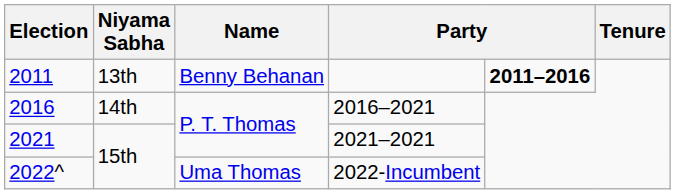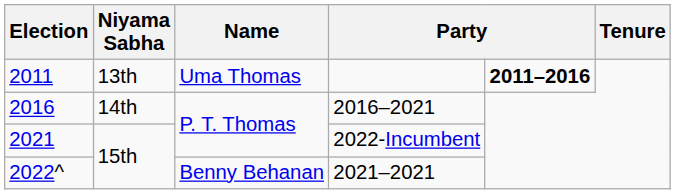(252, 75) Benny Behanan -> (240, 75) Uma Thomas
(384, 140) 2021–2021 -> (407, 140) 2022-Incumbent
(240, 172) Uma Thomas -> (252, 172) Benny Behanan
(407, 172) 2022-Incumbent -> (384, 172) 2021–2021
